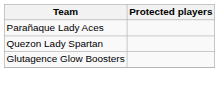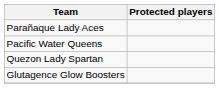+ row: (54, 43)
